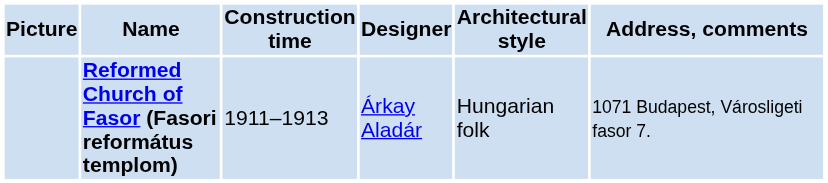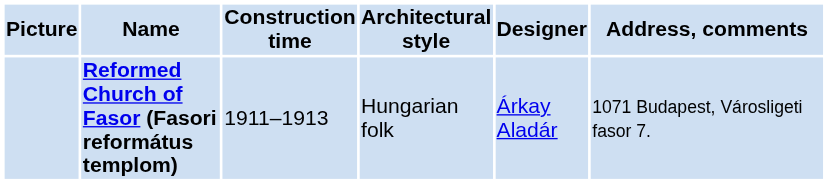columns swapped: (522, 29) <-> (406, 29)
